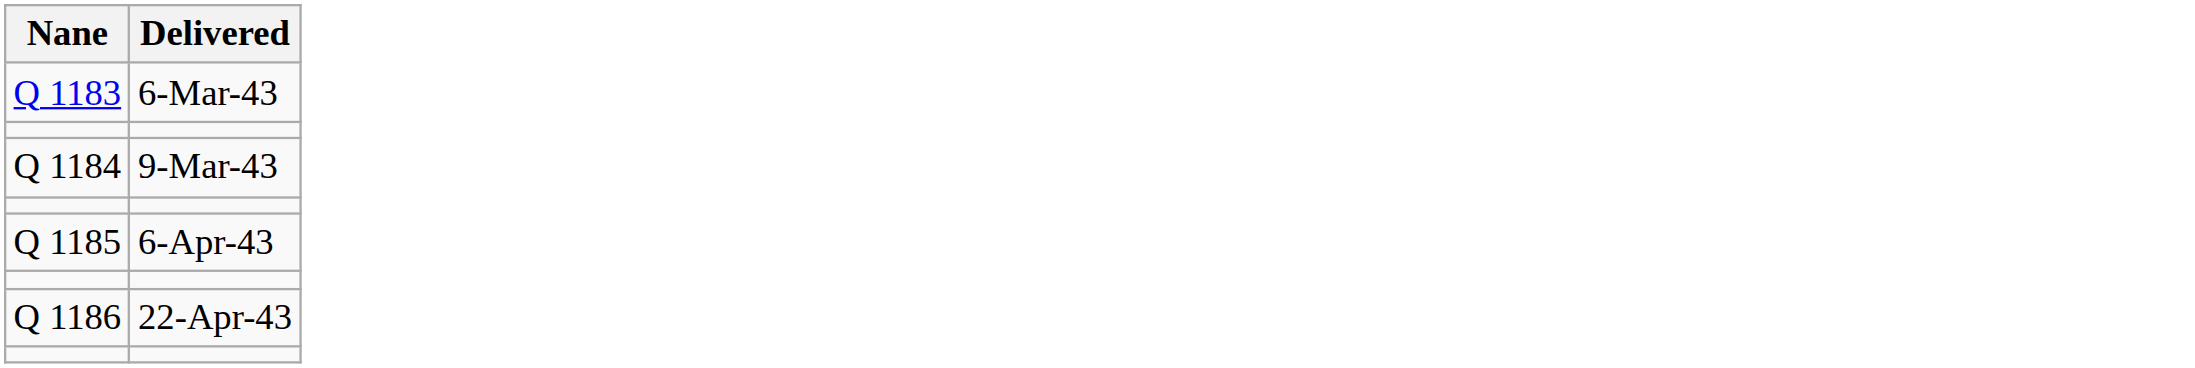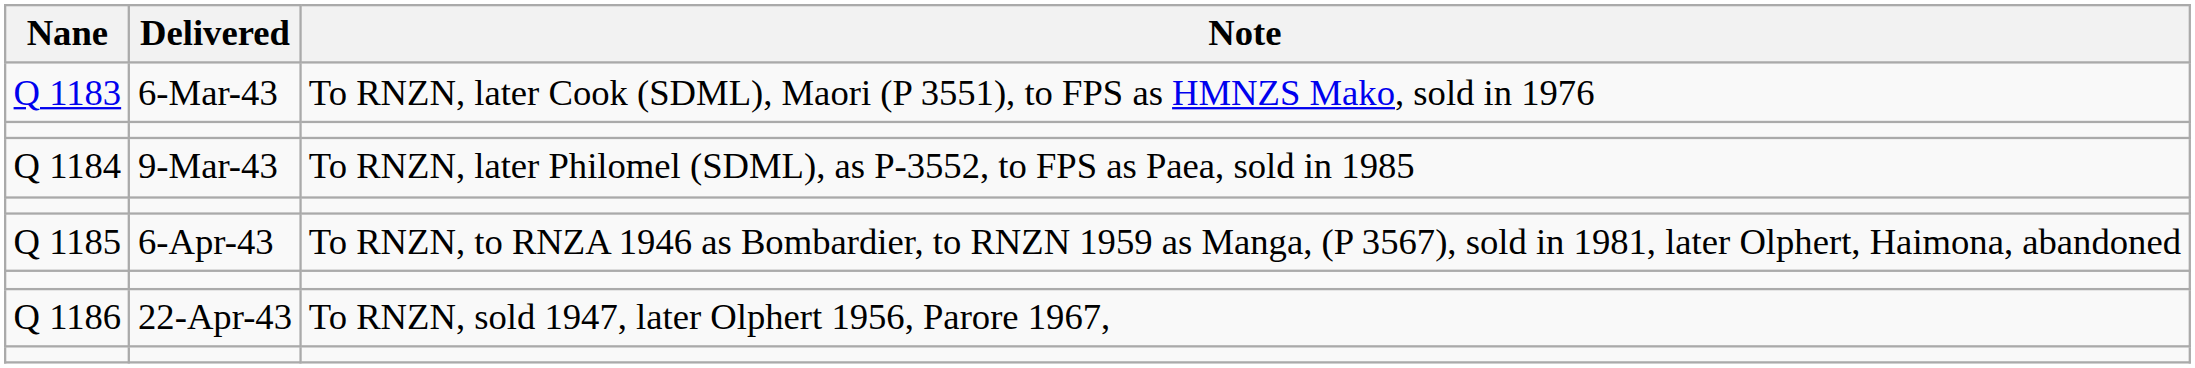+ column: (1245, 33)
